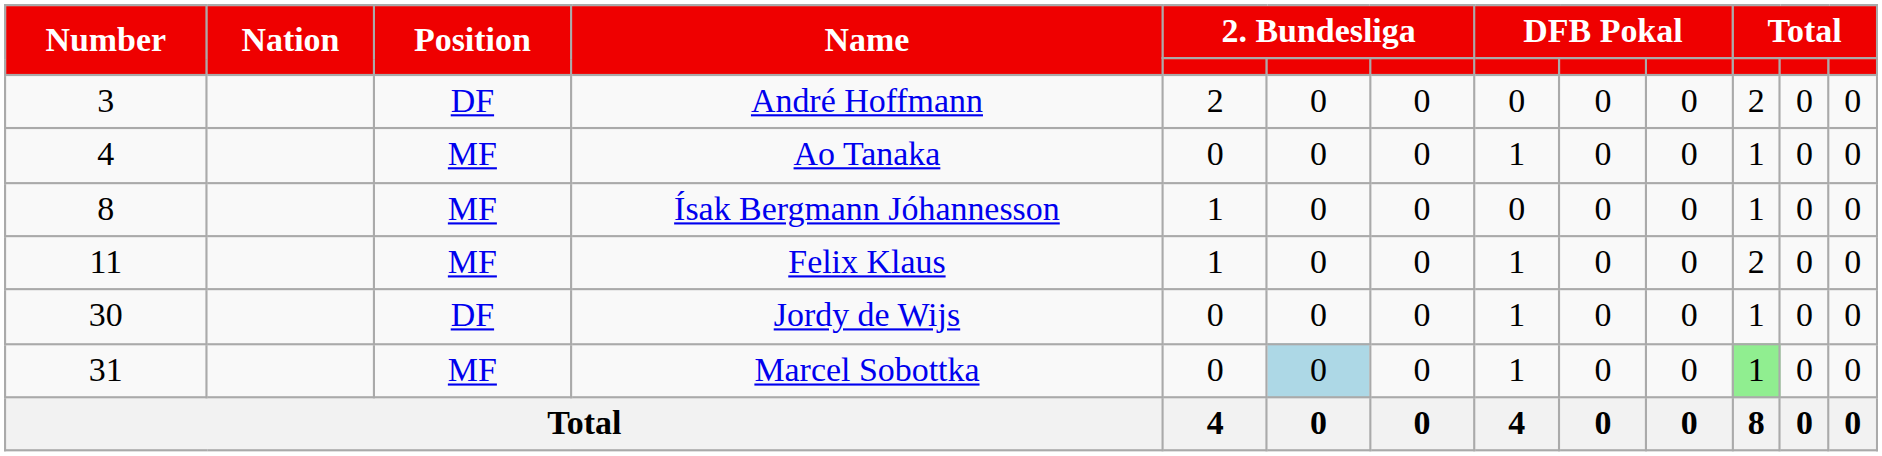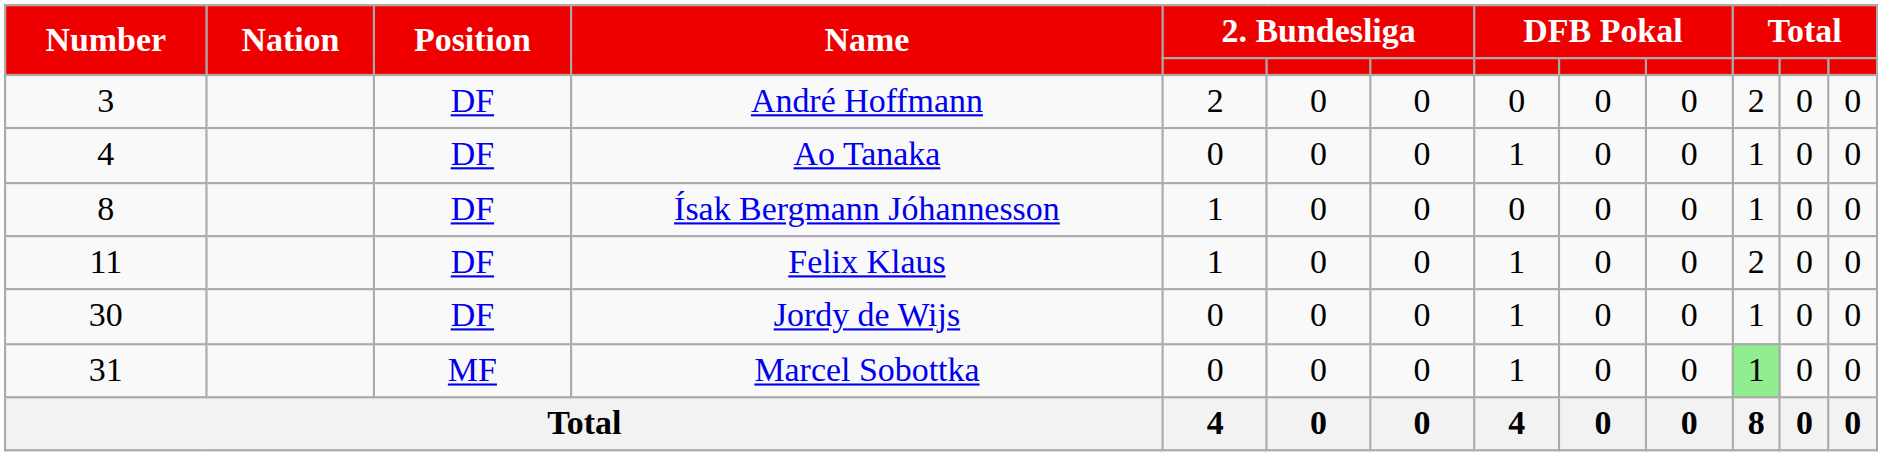(472, 154) MF -> (472, 154) DF
(472, 208) MF -> (472, 208) DF
(472, 262) MF -> (472, 262) DF
(1319, 369) lightblue background -> (1319, 369) no background
